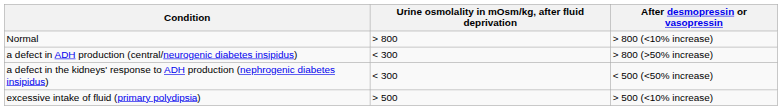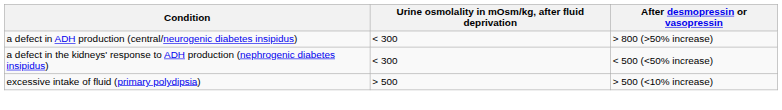- row: (23, 39)
